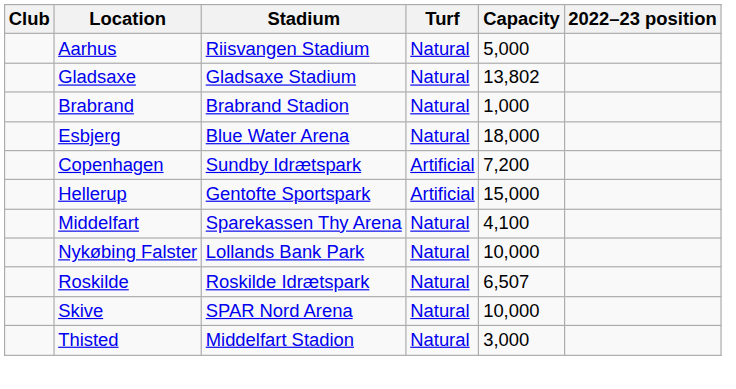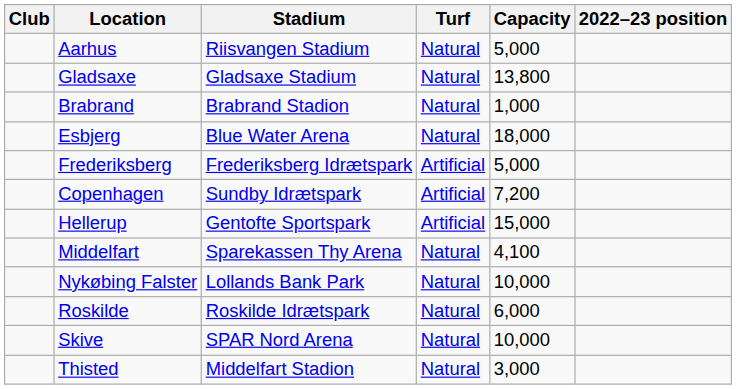(511, 77) 13,802 -> (522, 77) 13,800
+ row: (115, 164)
(506, 281) 6,507 -> (517, 310) 6,000
